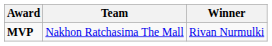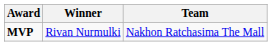columns swapped: (227, 13) <-> (115, 13)
